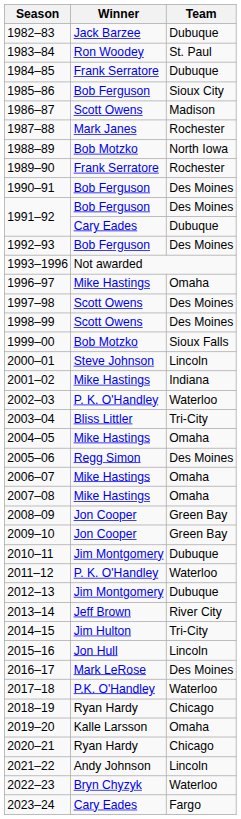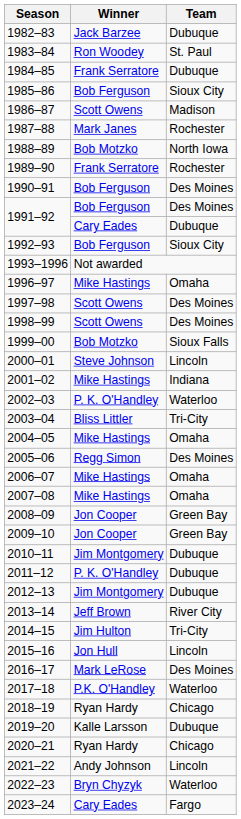(201, 245) Des Moines -> (197, 245) Sioux City
(193, 573) Waterloo -> (194, 573) Dubuque
(189, 727) Omaha -> (194, 727) Dubuque
